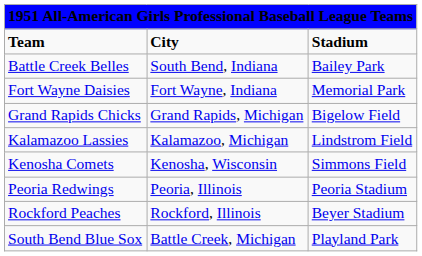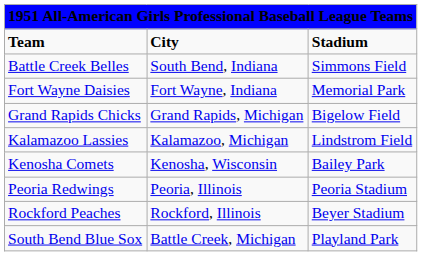(348, 66) Bailey Park -> (359, 66) Simmons Field
(359, 164) Simmons Field -> (348, 164) Bailey Park
